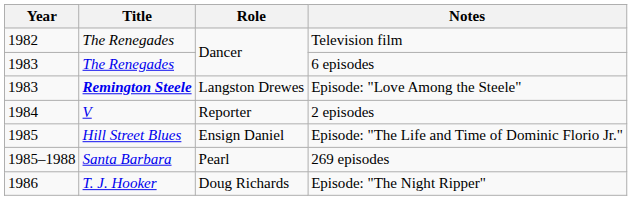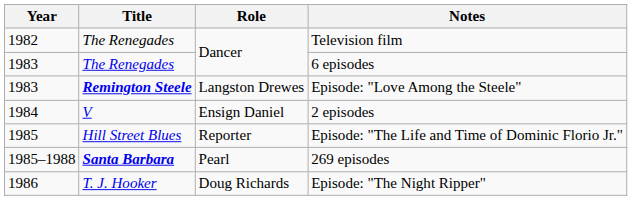(225, 111) Reporter -> (241, 111) Ensign Daniel
(241, 135) Ensign Daniel -> (225, 135) Reporter
(127, 159) normal -> (128, 159) bold
